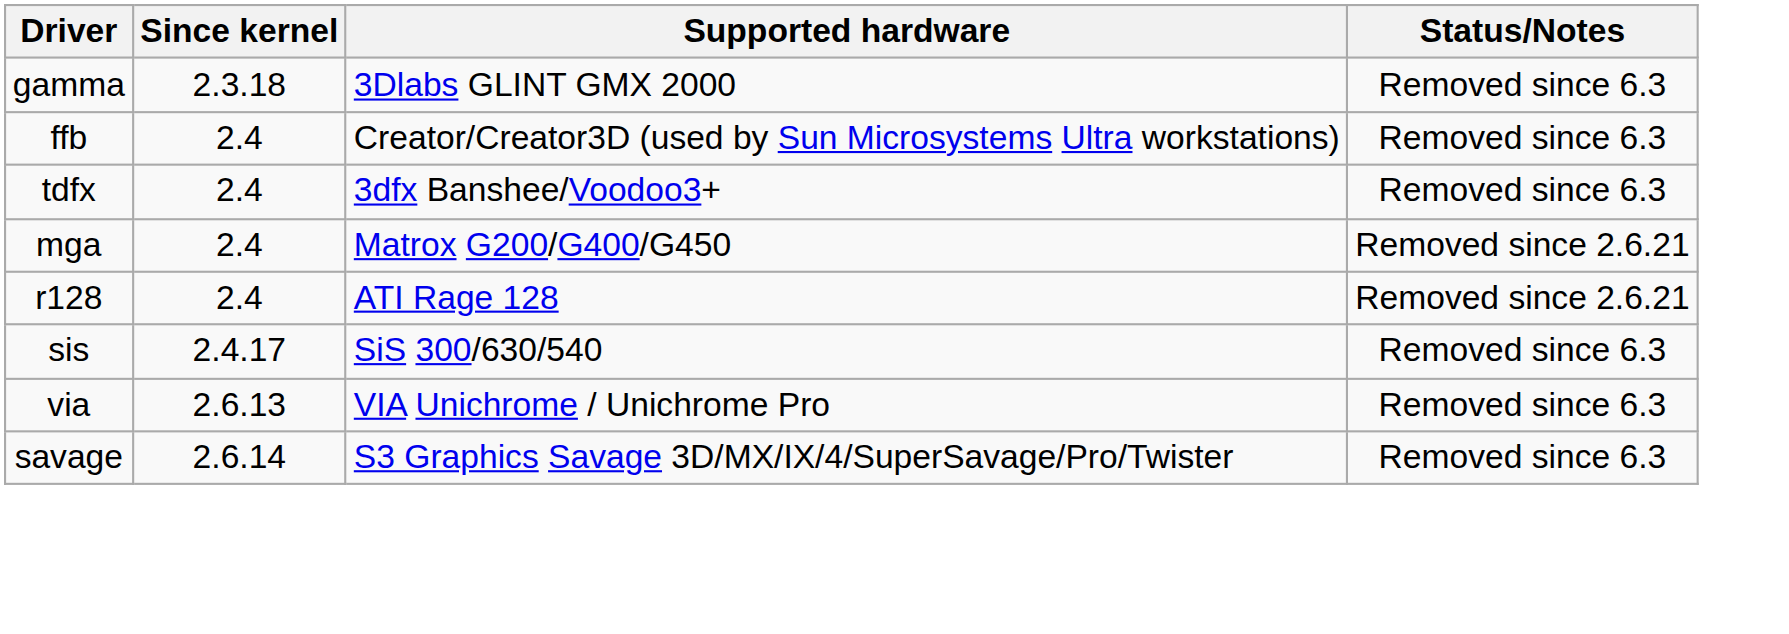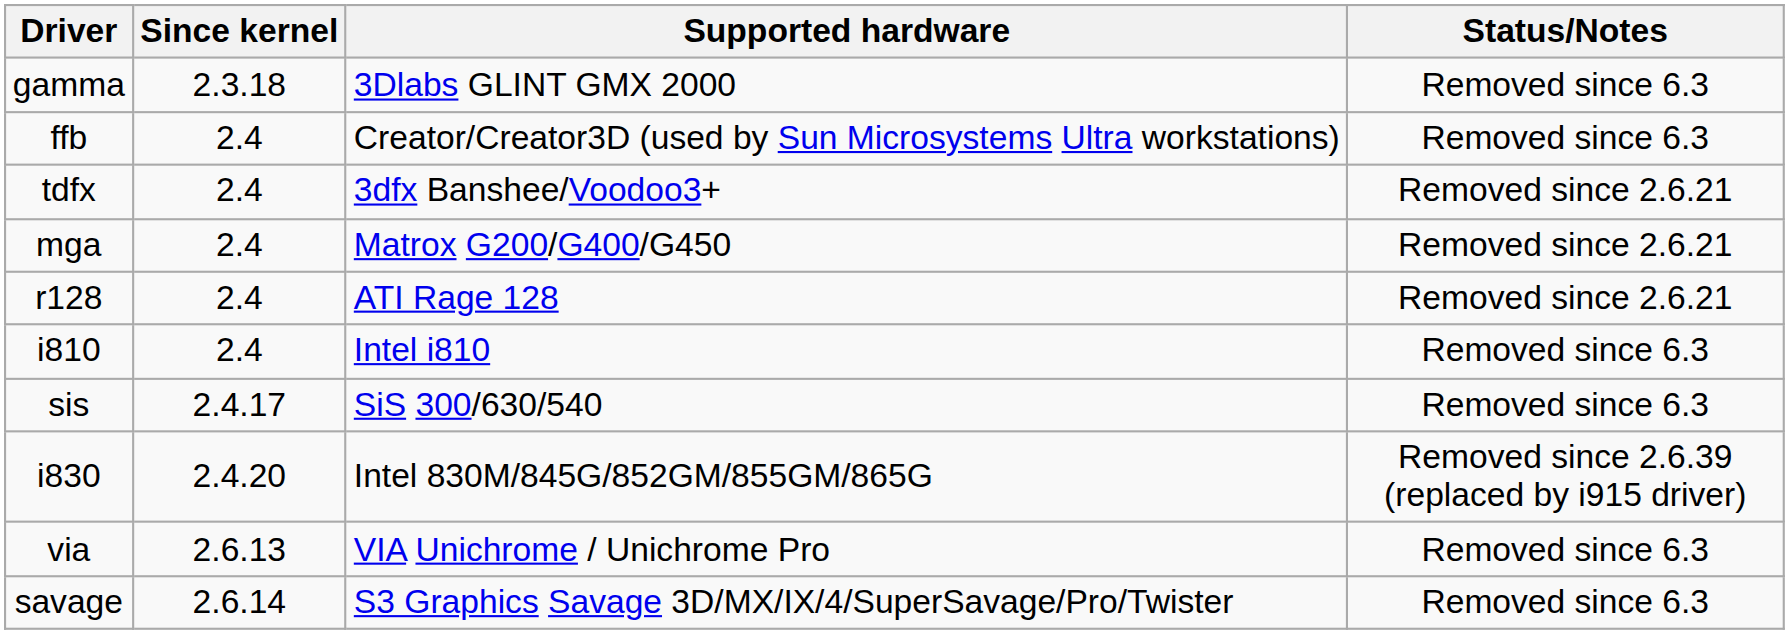(1522, 191) Removed since 6.3 -> (1565, 191) Removed since 2.6.21
+ row: (69, 350)
+ row: (69, 476)
